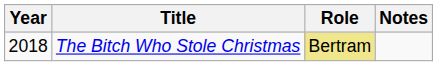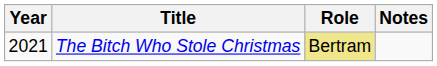(28, 46) 2018 -> (28, 46) 2021
